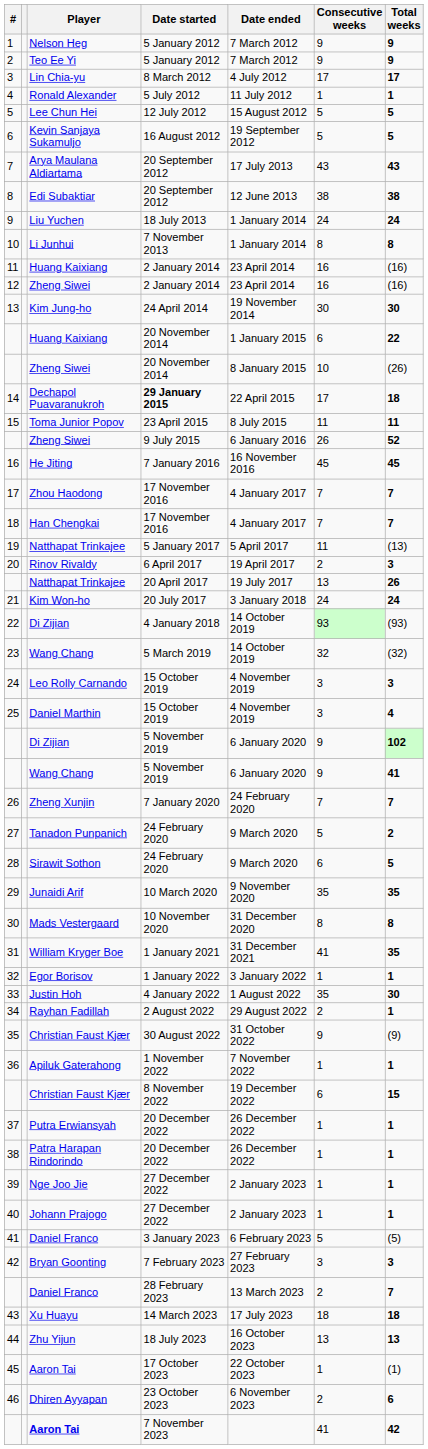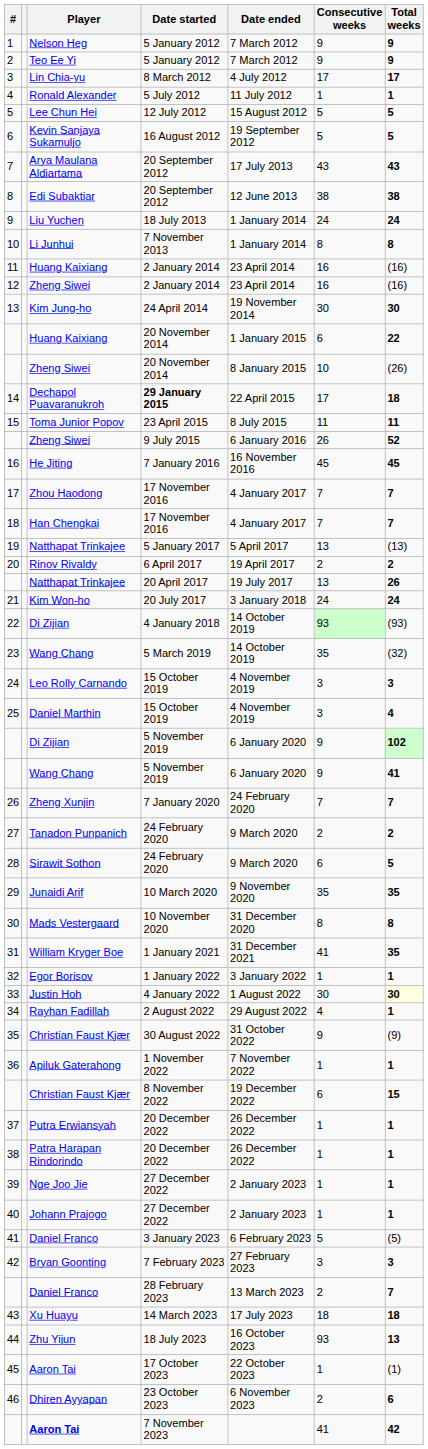(322, 547) 11 -> (323, 547) 13
(391, 564) 3 -> (391, 564) 2
(323, 653) 32 -> (323, 653) 35
(320, 833) 5 -> (320, 833) 2
(323, 994) 35 -> (323, 994) 30
(394, 994) no background -> (394, 994) lightyellow background
(320, 1011) 2 -> (320, 1011) 4
(323, 1339) 13 -> (323, 1339) 93
